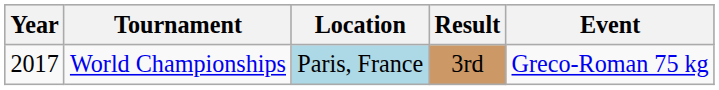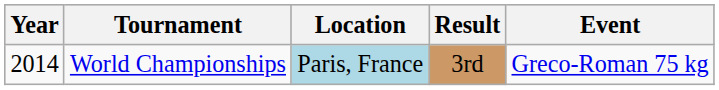(35, 64) 2017 -> (35, 64) 2014
